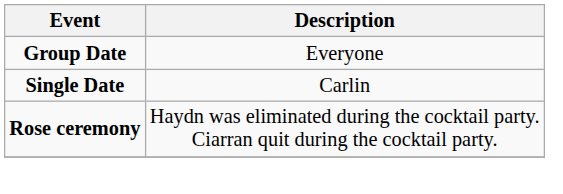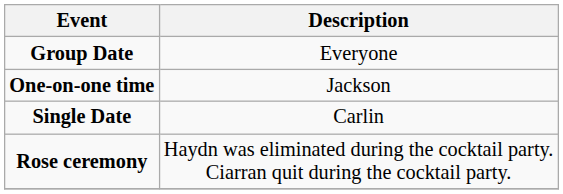+ row: (82, 85)
